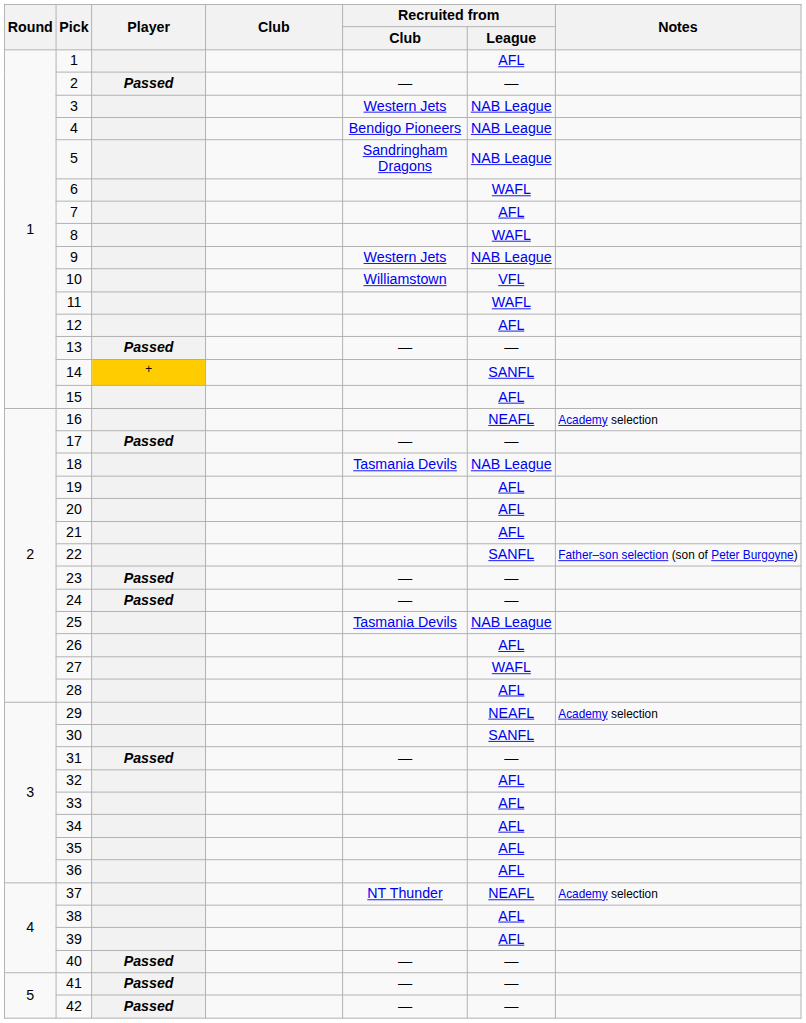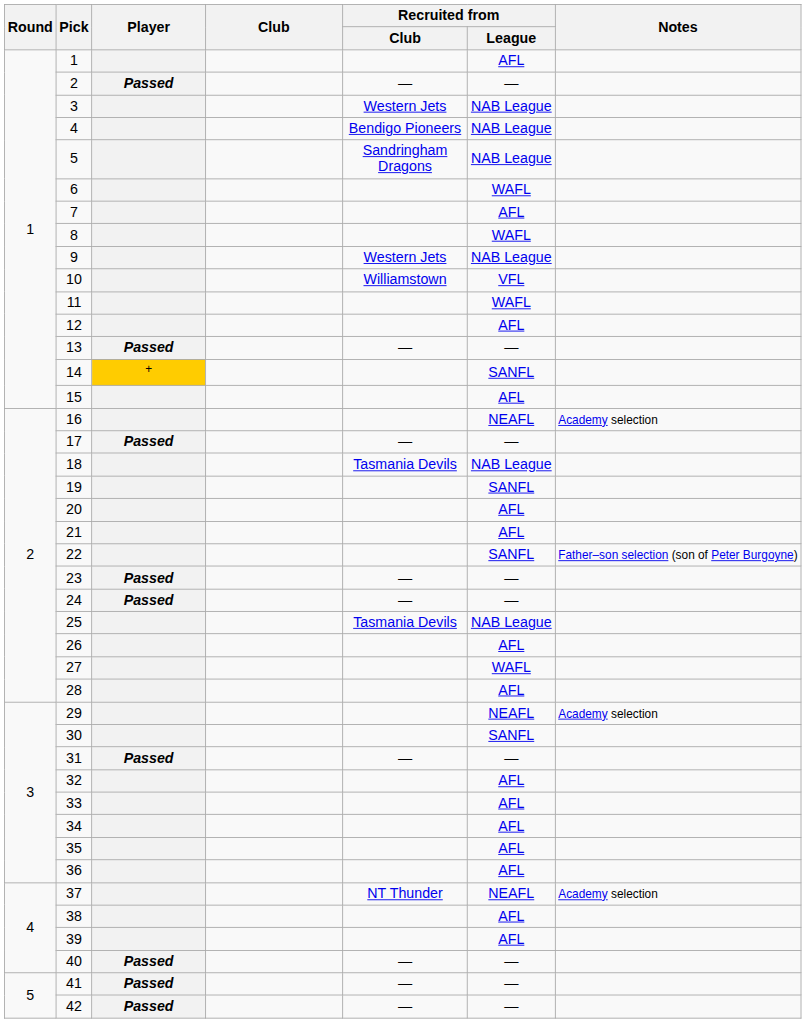(511, 487) AFL -> (511, 487) SANFL
